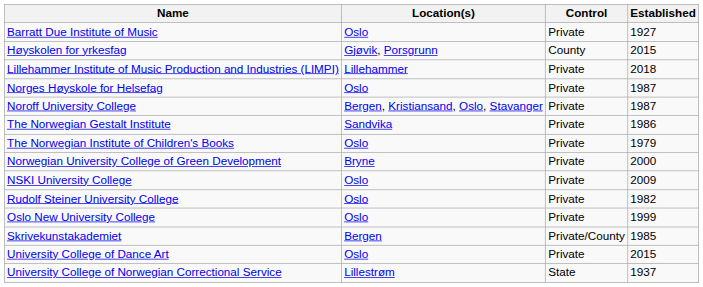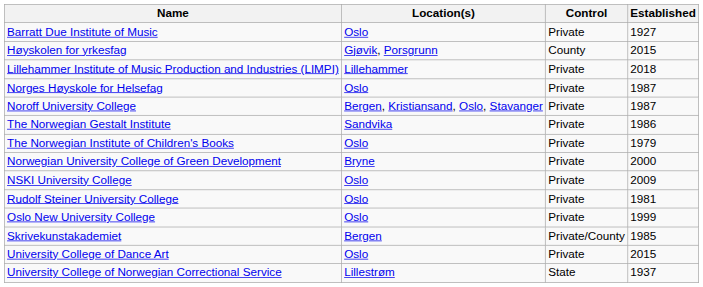(643, 198) 1982 -> (643, 198) 1981
